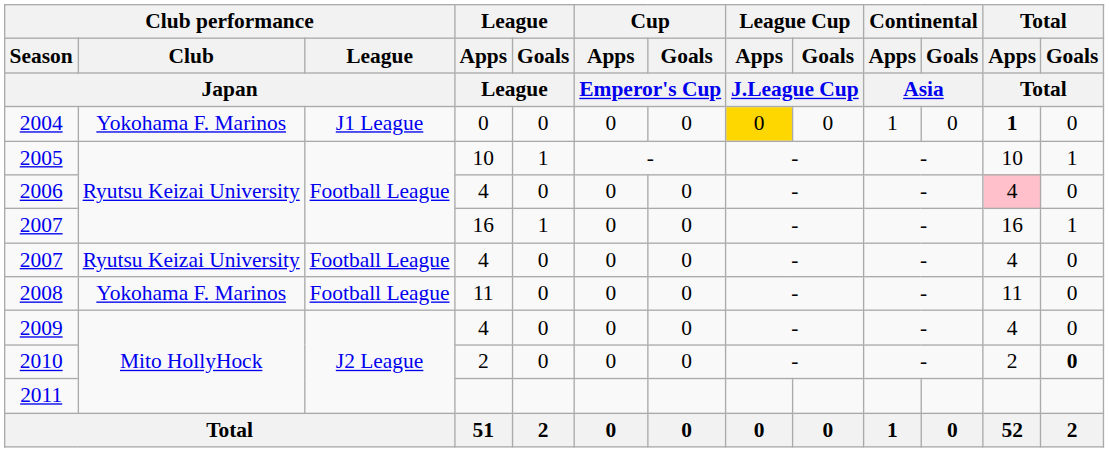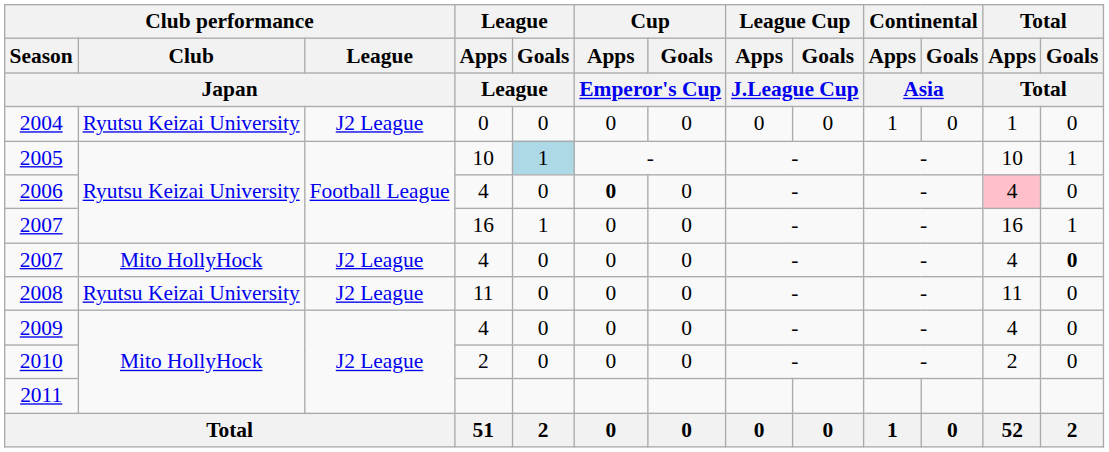(191, 123) Yokohama F. Marinos -> (191, 123) Ryutsu Keizai University
(380, 123) J1 League -> (380, 123) J2 League
(759, 123) gold background -> (759, 123) no background
(1012, 123) bold -> (1012, 123) normal
(543, 157) no background -> (543, 157) lightblue background
(611, 191) normal -> (611, 191) bold
(191, 259) Ryutsu Keizai University -> (191, 259) Mito HollyHock
(380, 259) Football League -> (380, 259) J2 League
(1072, 259) normal -> (1072, 259) bold
(191, 293) Yokohama F. Marinos -> (191, 293) Ryutsu Keizai University
(380, 293) Football League -> (380, 293) J2 League
(1072, 361) bold -> (1072, 361) normal
